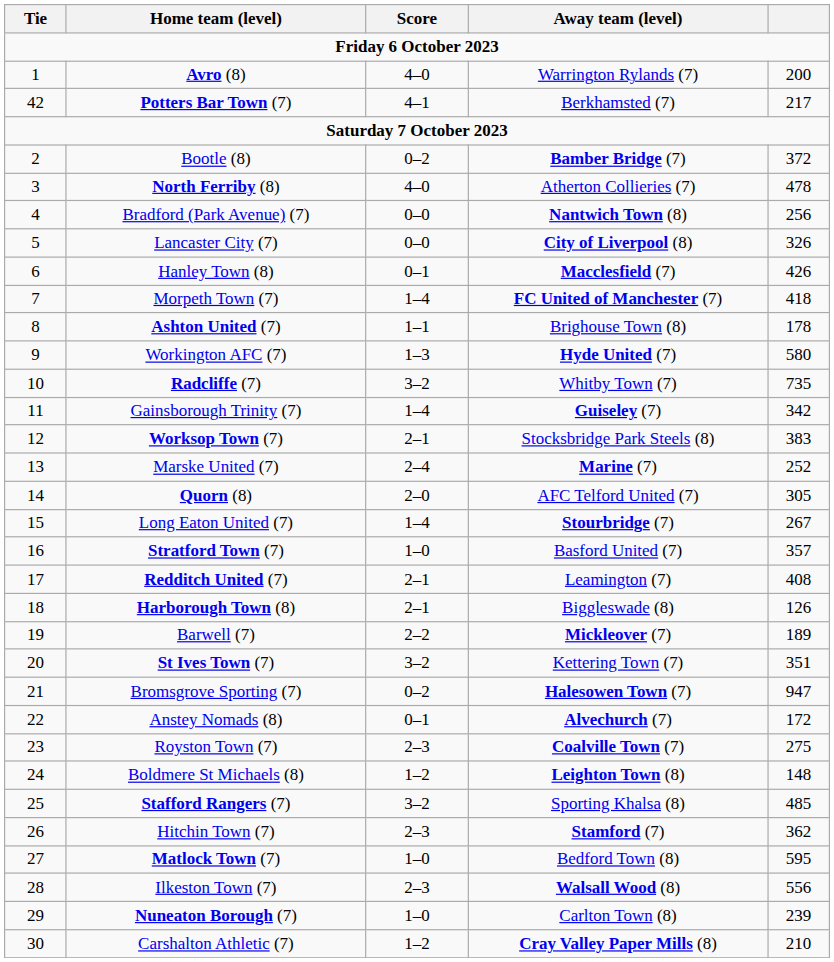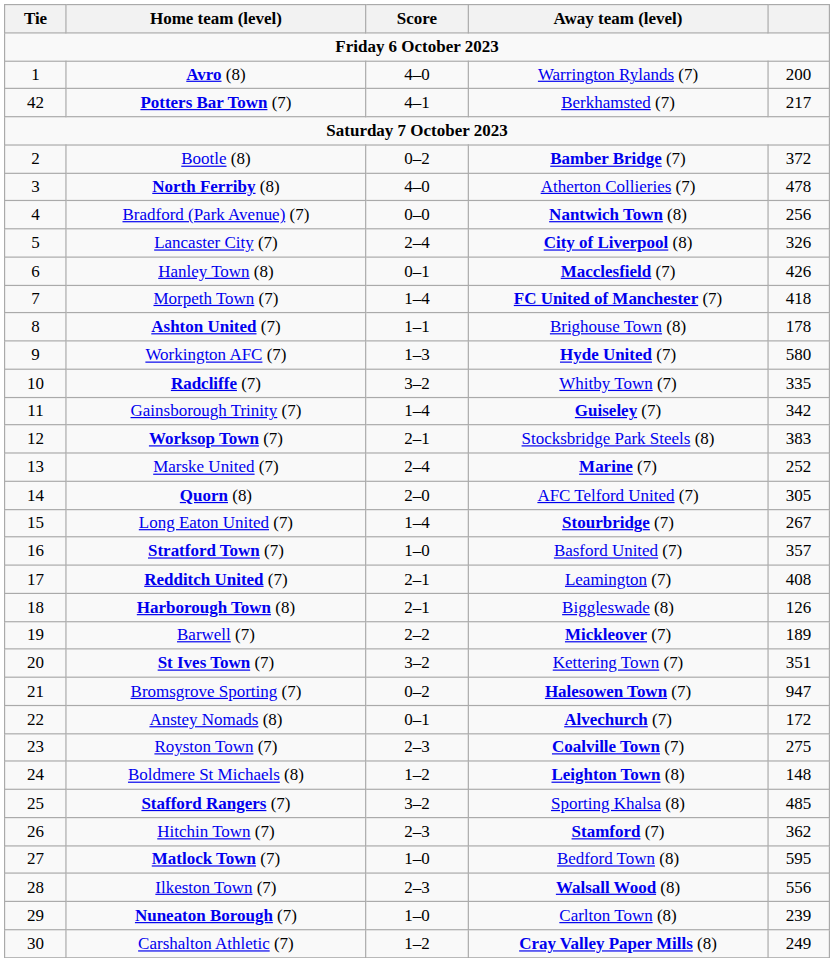(417, 243) 0–0 -> (417, 243) 2–4
(798, 383) 735 -> (798, 383) 335
(798, 943) 210 -> (798, 943) 249
